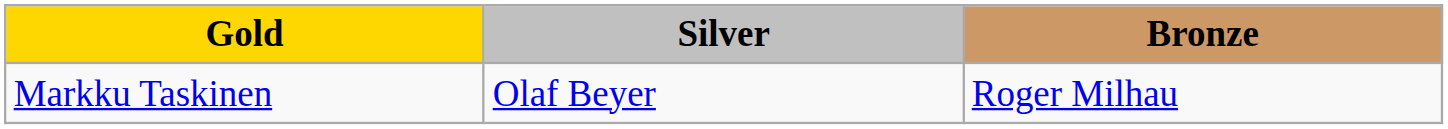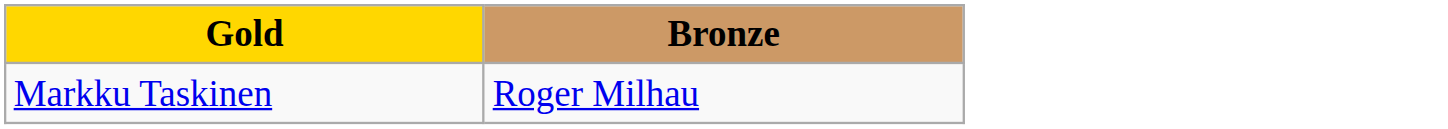- column: (724, 33)
